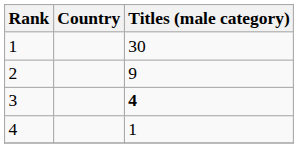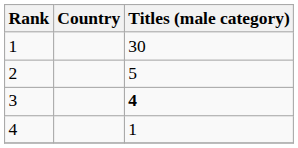(133, 73) 9 -> (133, 73) 5
